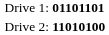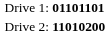(79, 26) 11010100 -> (79, 26) 11010200
